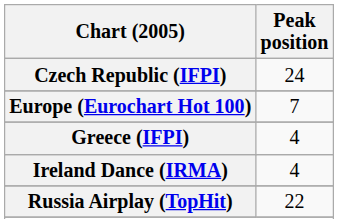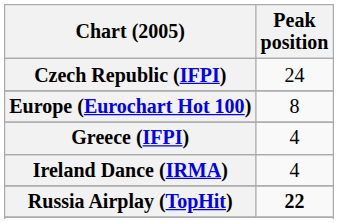(294, 106) 7 -> (294, 106) 8
(294, 201) normal -> (294, 201) bold
